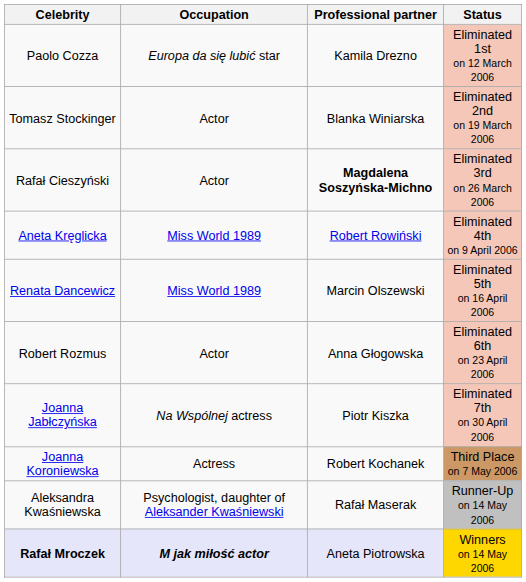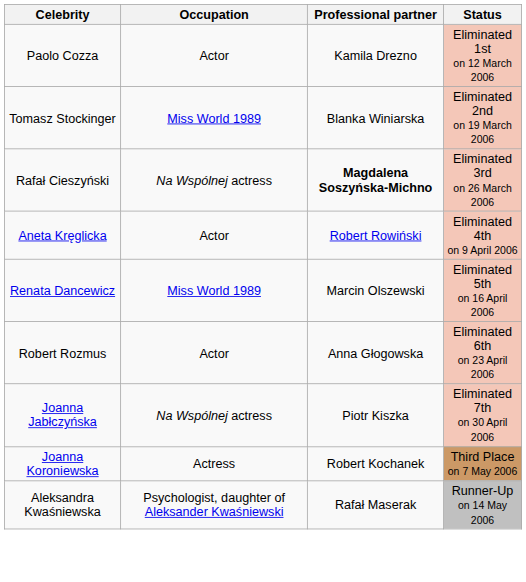(214, 56) Europa da się lubić star -> (214, 56) Actor
(214, 118) Actor -> (214, 118) Miss World 1989
(214, 180) Actor -> (214, 180) Na Wspólnej actress
(214, 235) Miss World 1989 -> (214, 235) Actor
- row: (63, 553)
